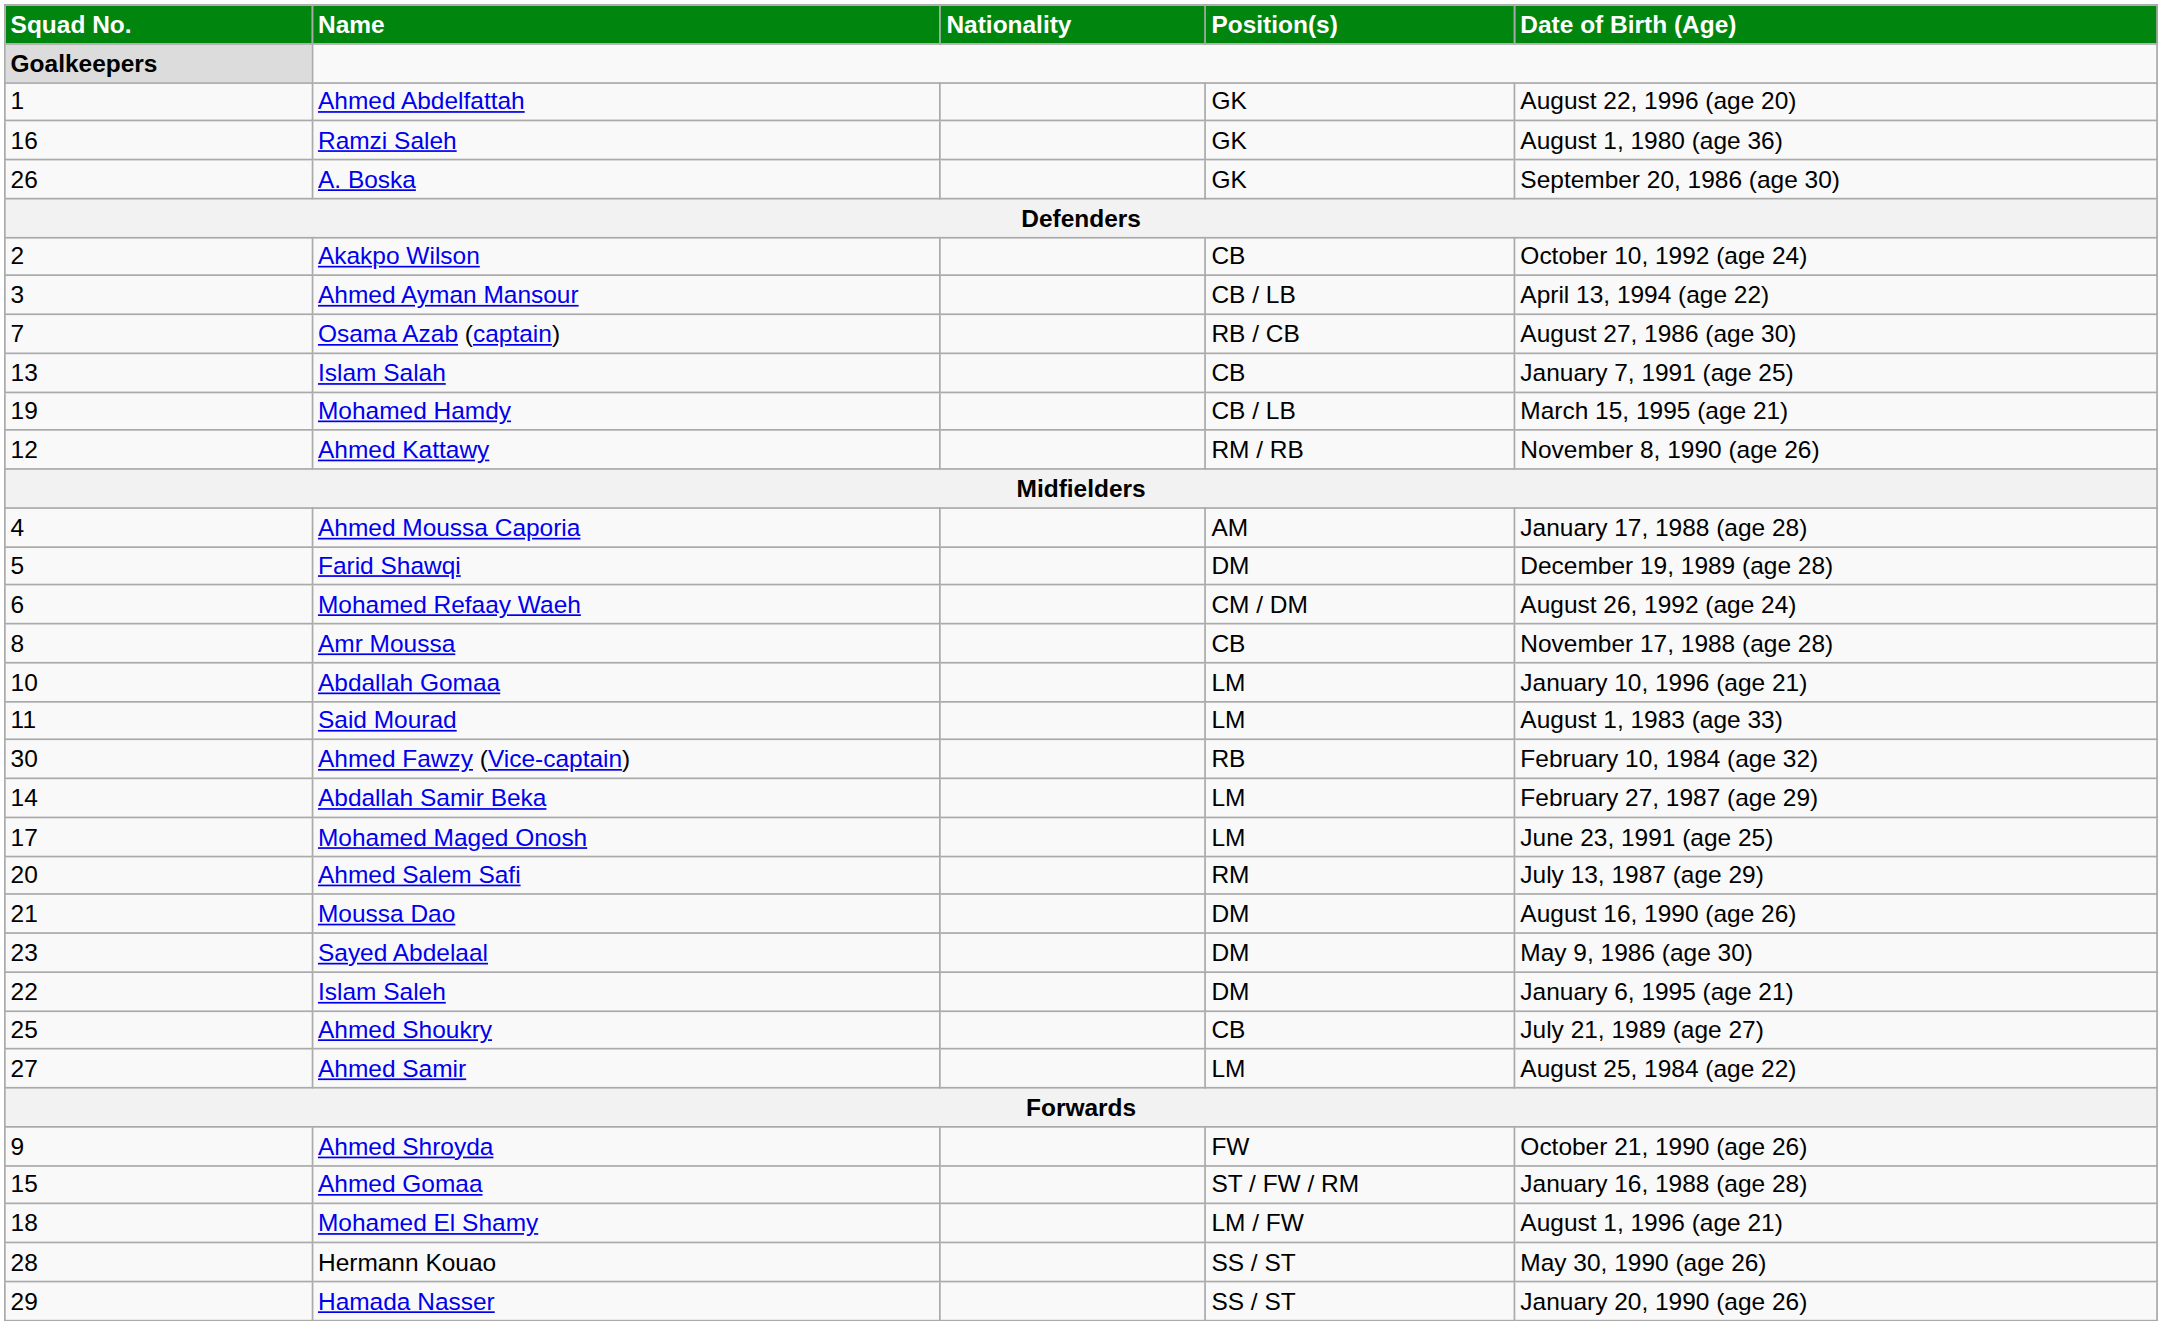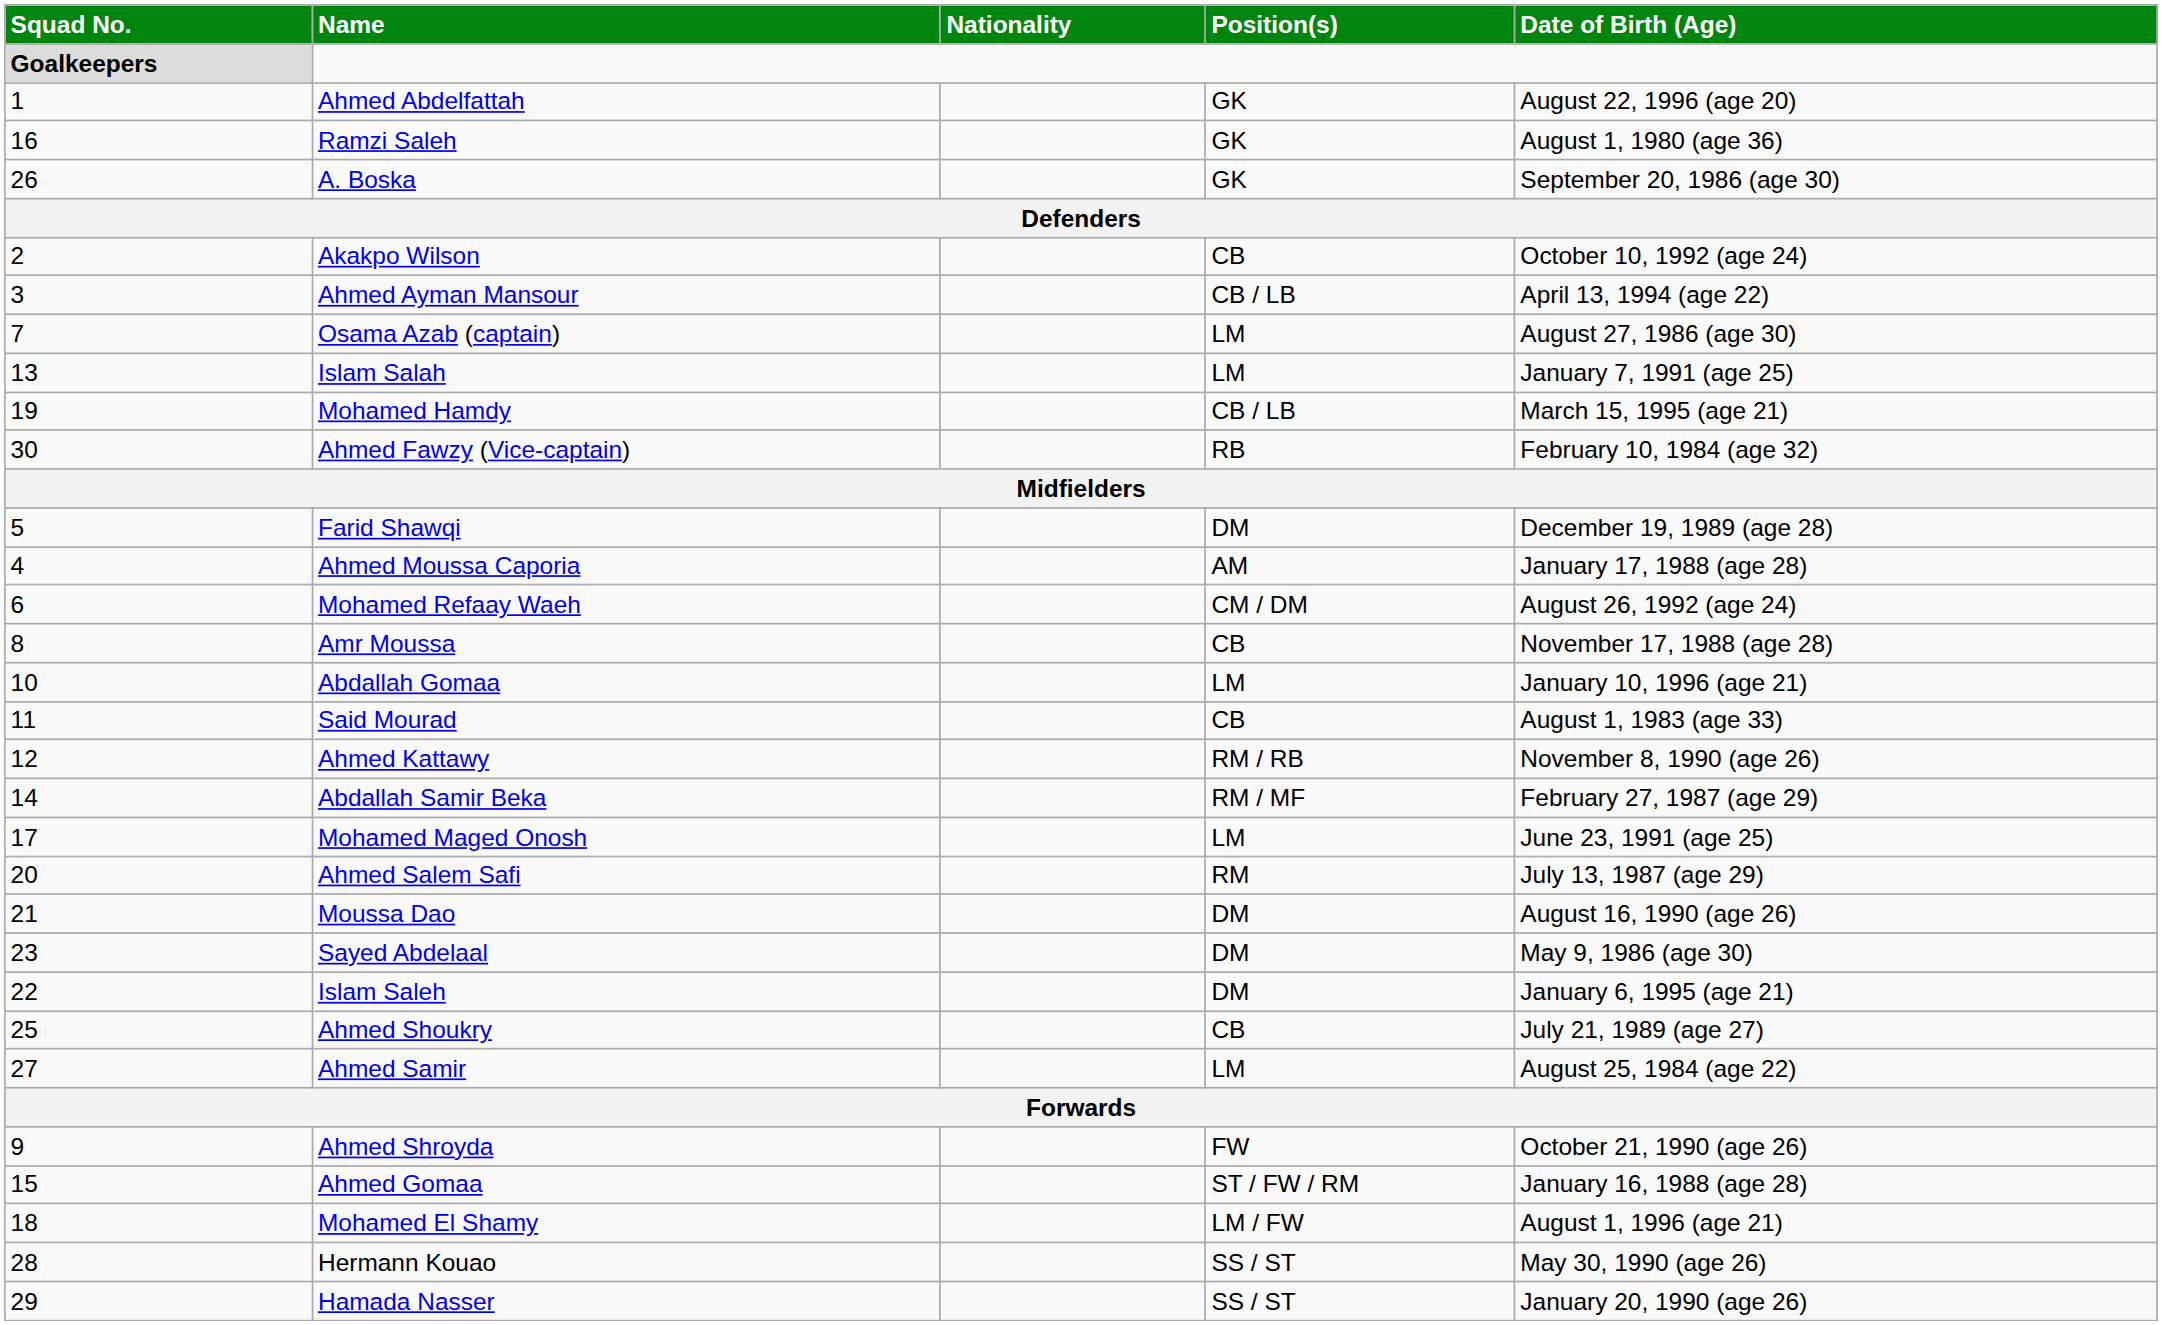(1256, 334) RB / CB -> (1228, 334) LM
(1228, 373) CB -> (1228, 373) LM
rows swapped: (474, 759) <-> (404, 450)
rows swapped: (449, 527) <-> (389, 566)
(1228, 721) LM -> (1228, 721) CB
(1228, 798) LM -> (1258, 798) RM / MF
